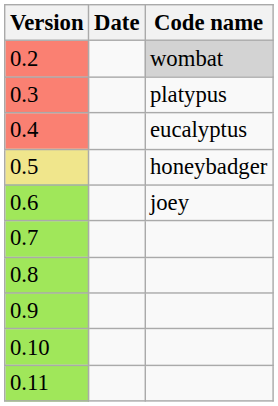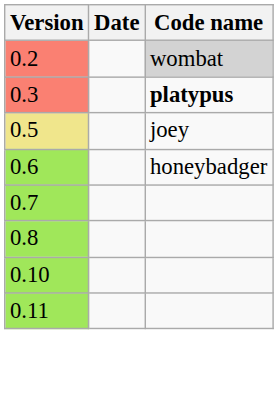(188, 94) normal -> (192, 94) bold
- row: (24, 130)
(209, 166) honeybadger -> (170, 130) joey
(170, 202) joey -> (209, 166) honeybadger
- row: (24, 310)
